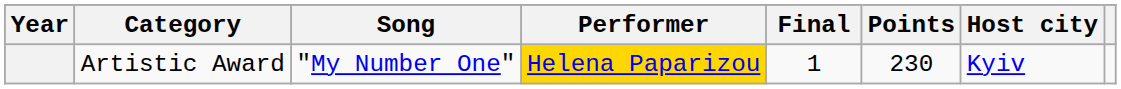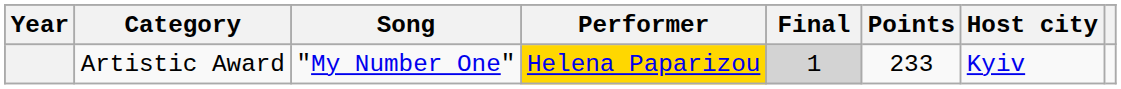(814, 64) no background -> (814, 64) lightgrey background
(911, 64) 230 -> (911, 64) 233
